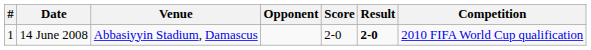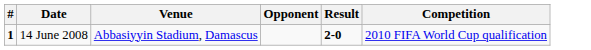- column: (339, 14)
(11, 34) normal -> (11, 34) bold
